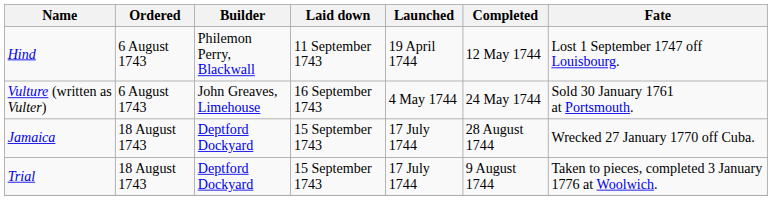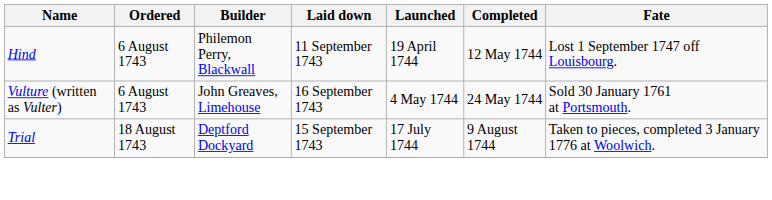- row: (32, 138)
